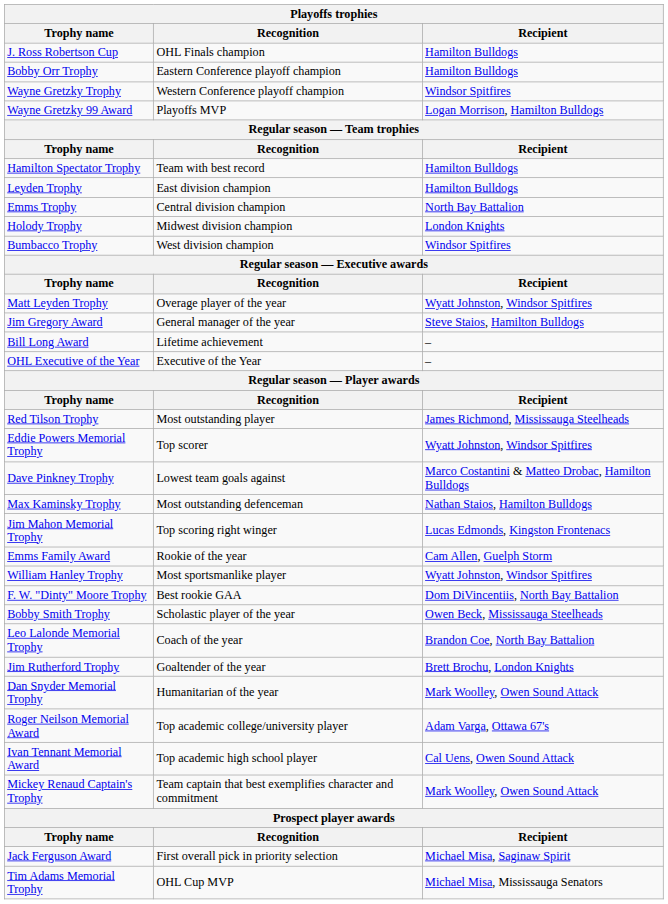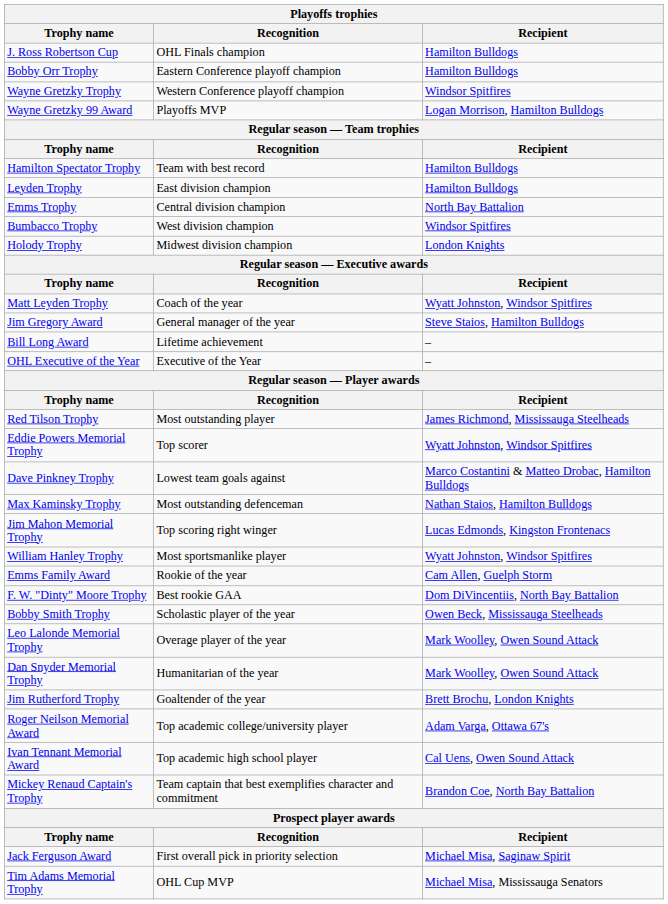rows swapped: (52, 245) <-> (45, 226)
(221, 303) Overage player of the year -> (199, 303) Coach of the year
rows swapped: (59, 556) <-> (65, 575)
(199, 640) Coach of the year -> (221, 640) Overage player of the year
(510, 640) Brandon Coe, North Bay Battalion -> (512, 640) Mark Woolley, Owen Sound Attack
rows swapped: (63, 666) <-> (62, 692)
(512, 791) Mark Woolley, Owen Sound Attack -> (510, 791) Brandon Coe, North Bay Battalion
